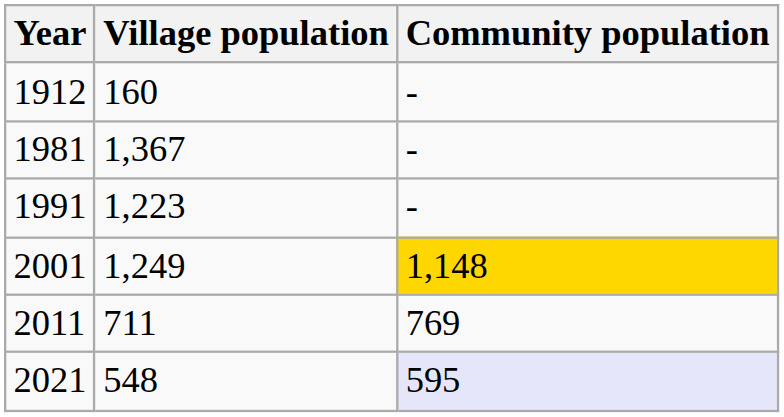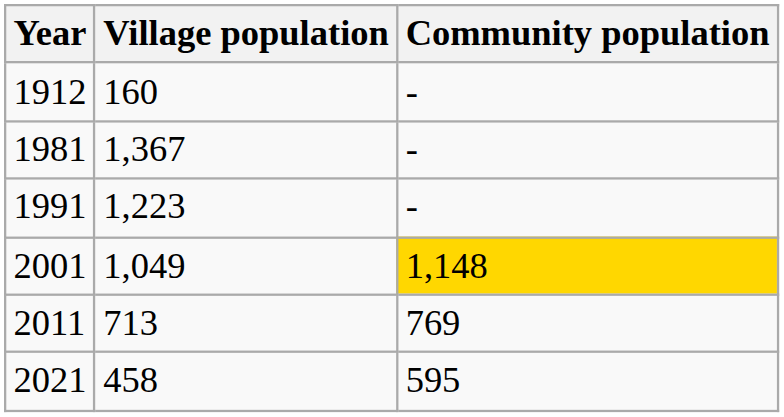(144, 264) 1,249 -> (144, 264) 1,049
(130, 322) 711 -> (131, 322) 713
(131, 380) 548 -> (131, 380) 458
(433, 380) lavender background -> (433, 380) no background
